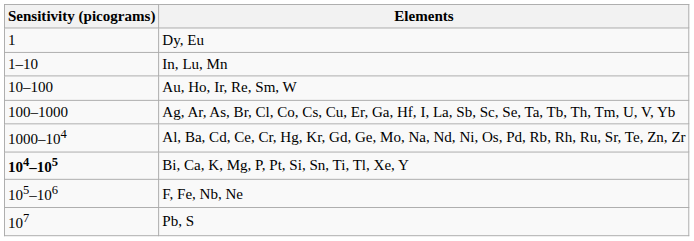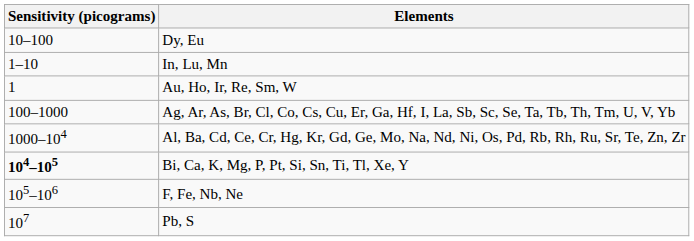(12, 40) 1 -> (30, 40) 10–100
(30, 87) 10–100 -> (12, 87) 1
